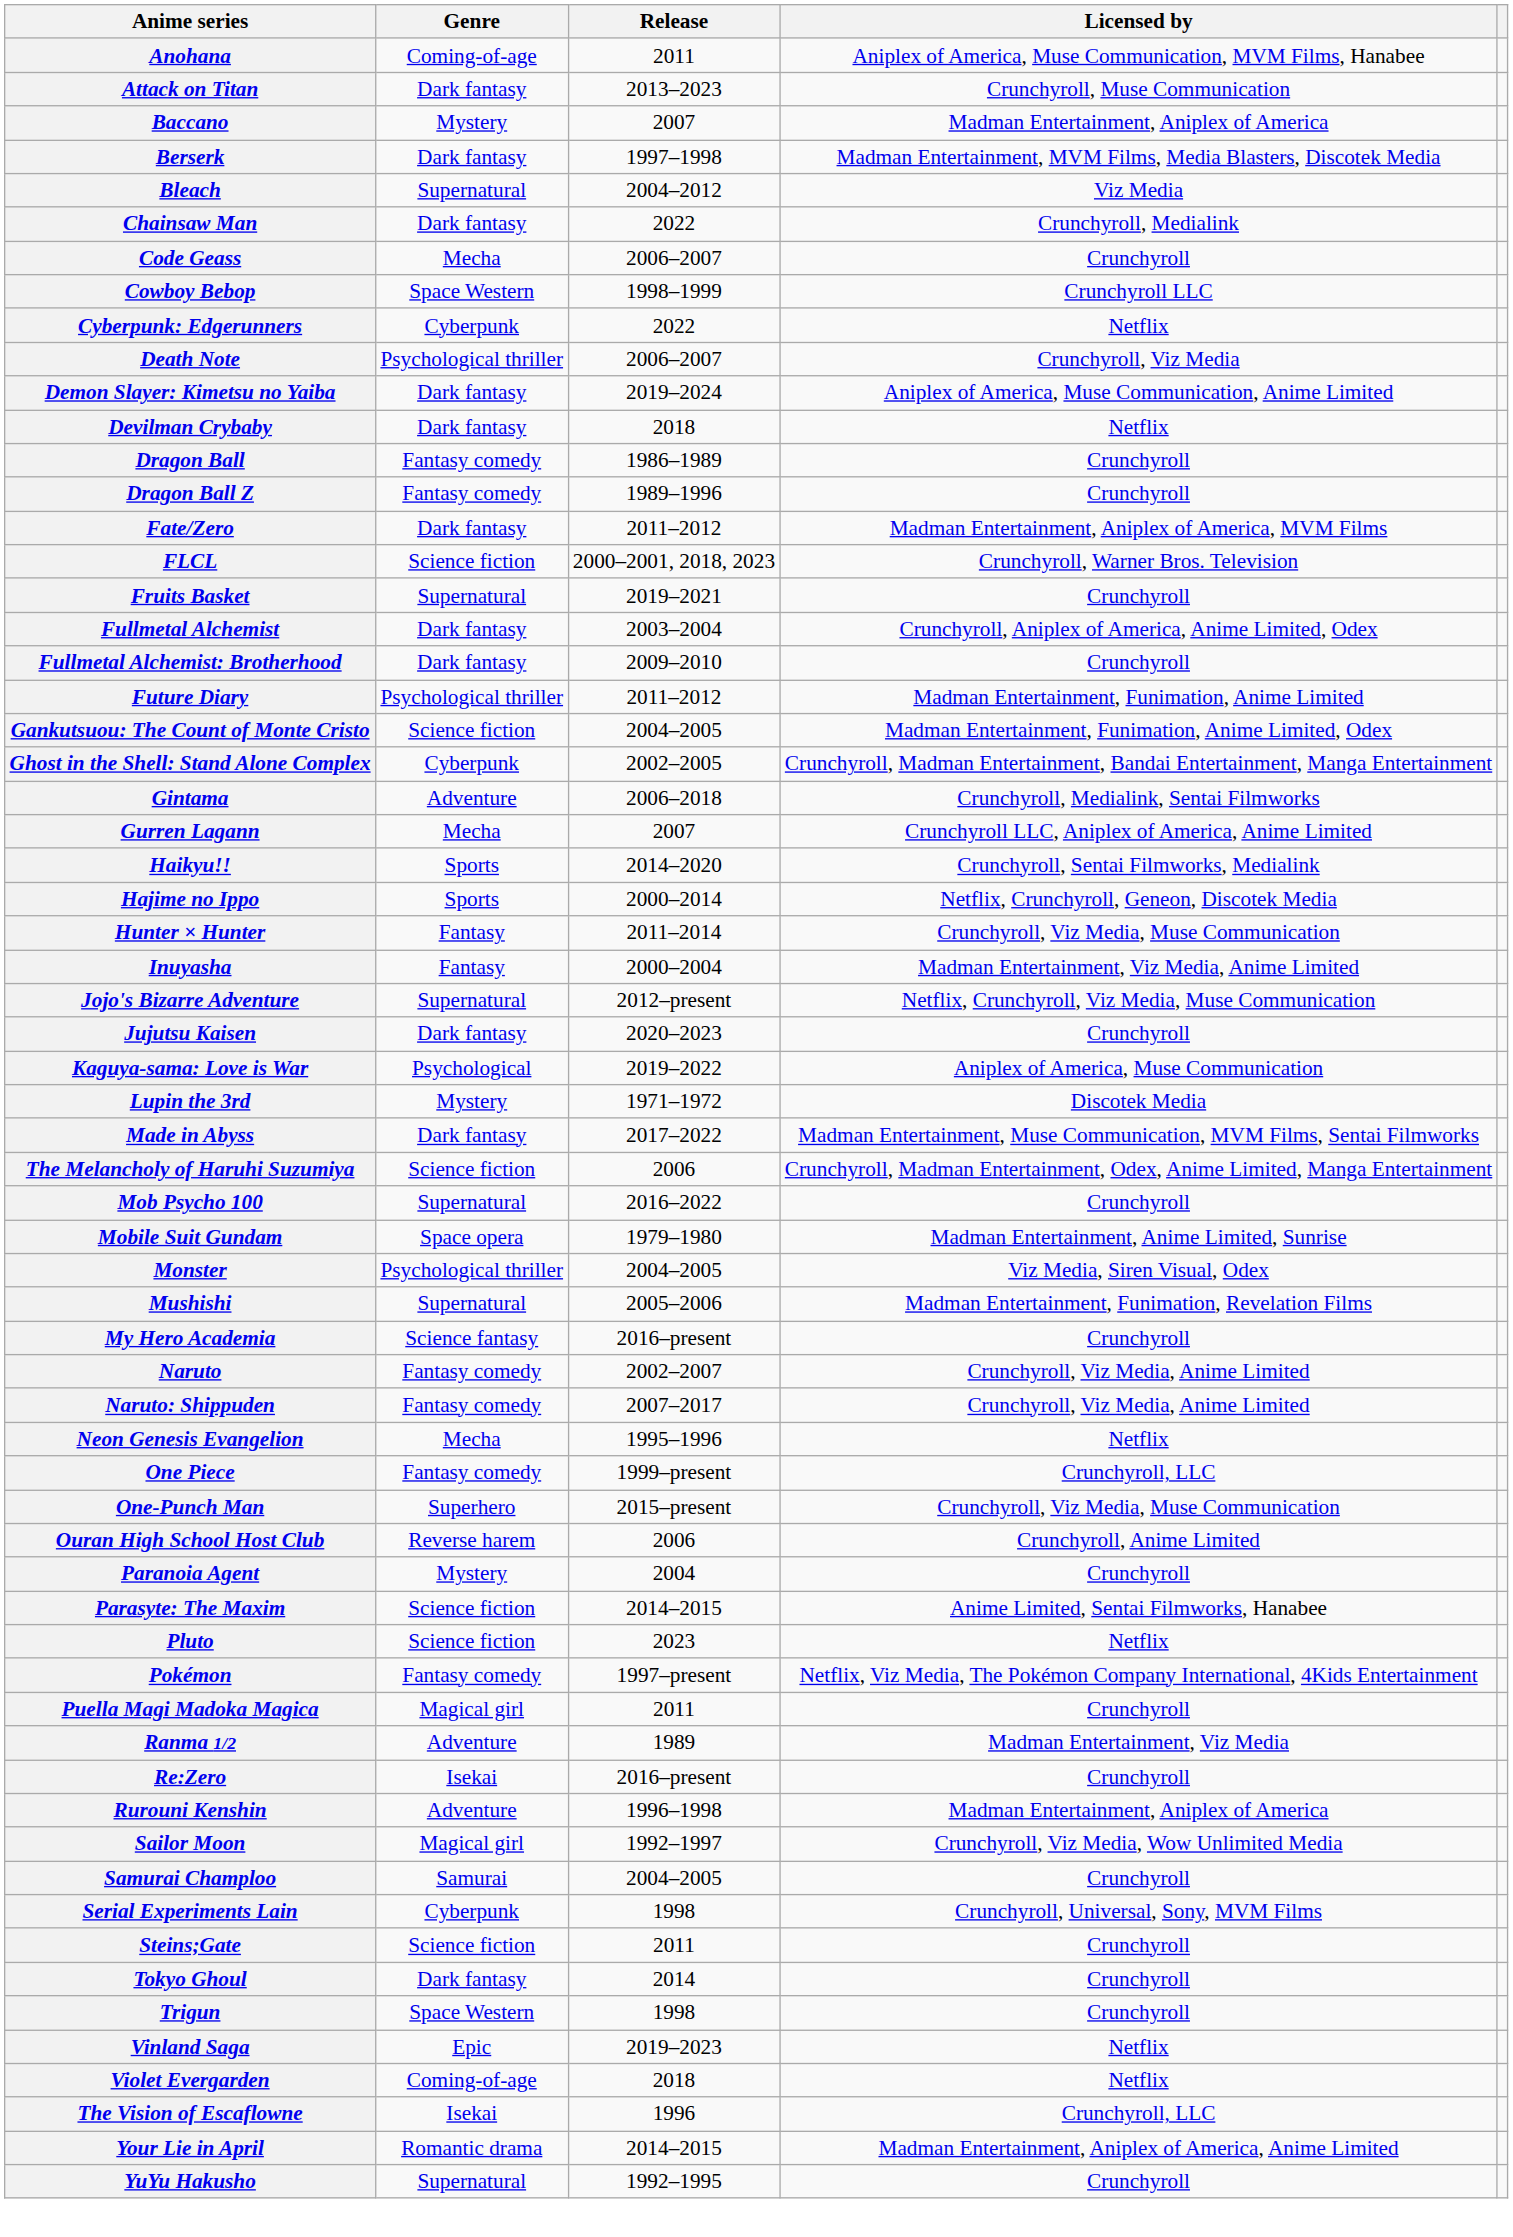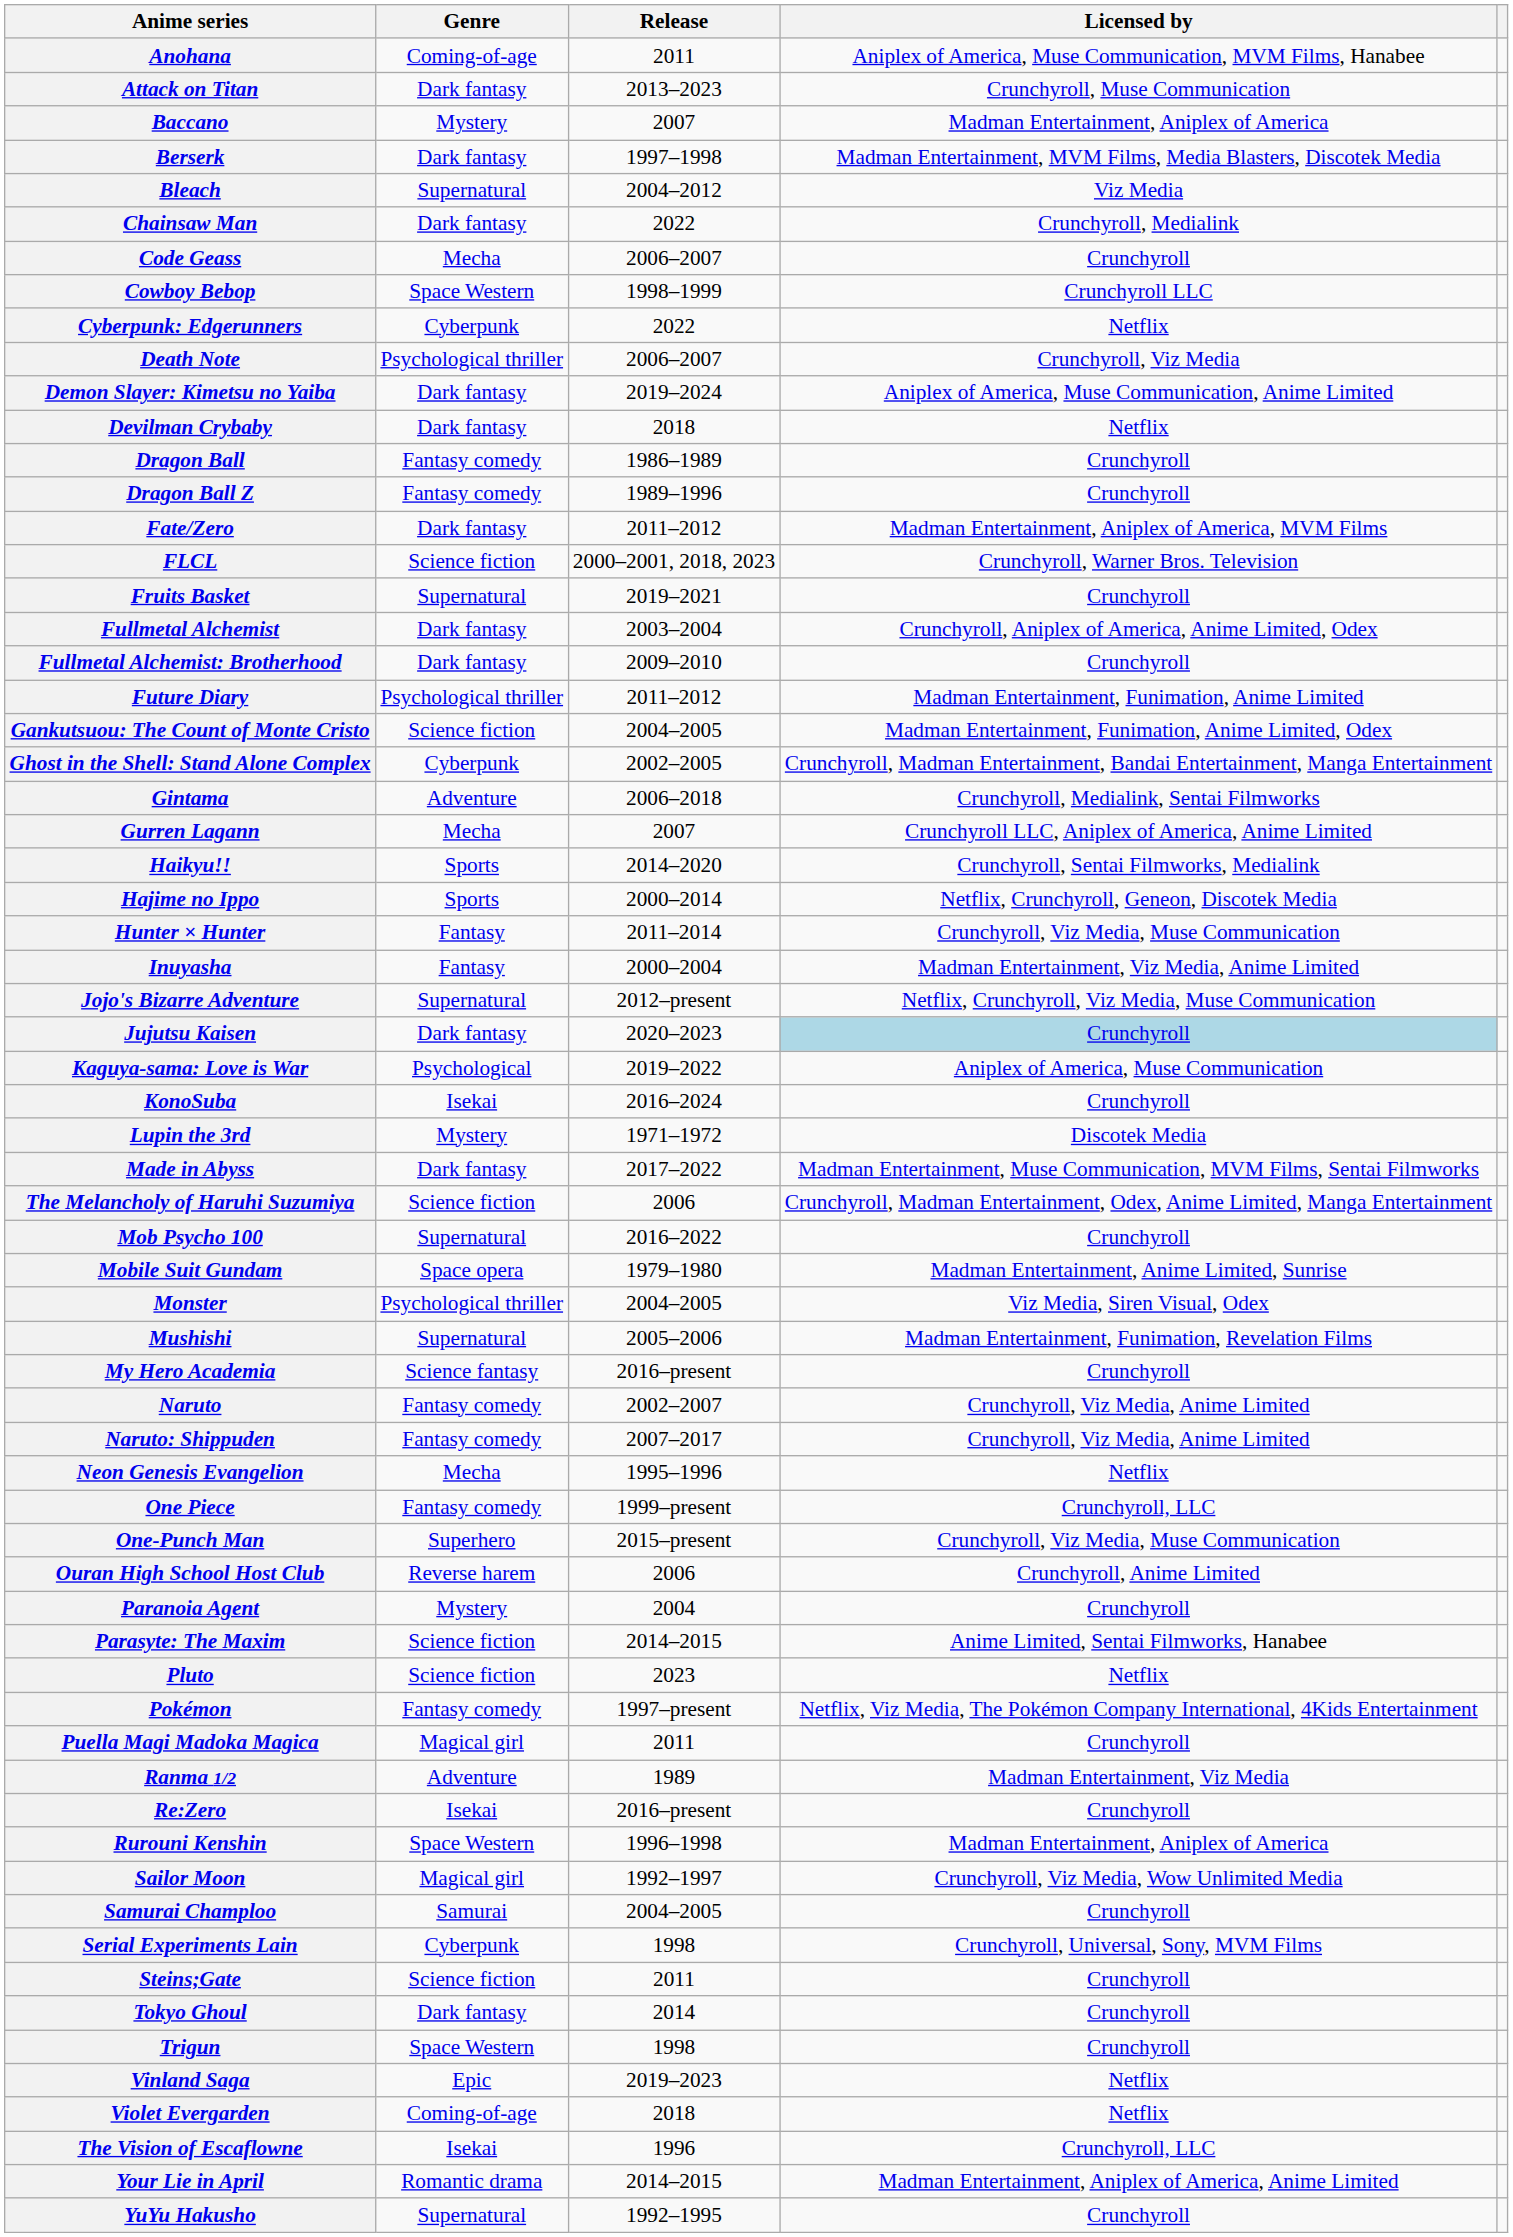(1139, 1033) no background -> (1139, 1033) lightblue background
+ row: (190, 1101)
(472, 1810) Adventure -> (472, 1843) Space Western
